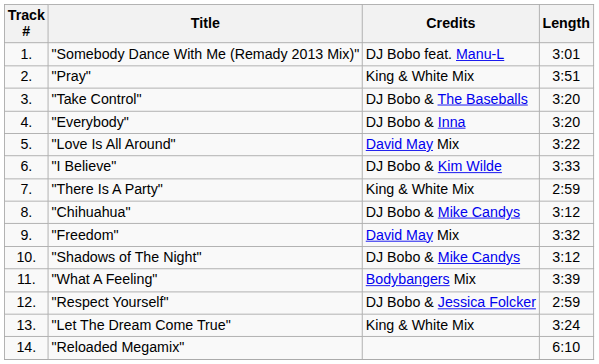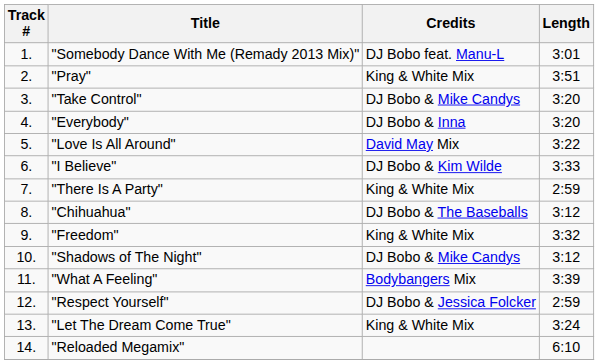(447, 99) DJ Bobo & The Baseballs -> (443, 99) DJ Bobo & Mike Candys
(443, 212) DJ Bobo & Mike Candys -> (447, 212) DJ Bobo & The Baseballs
(412, 235) David May Mix -> (420, 235) King & White Mix
